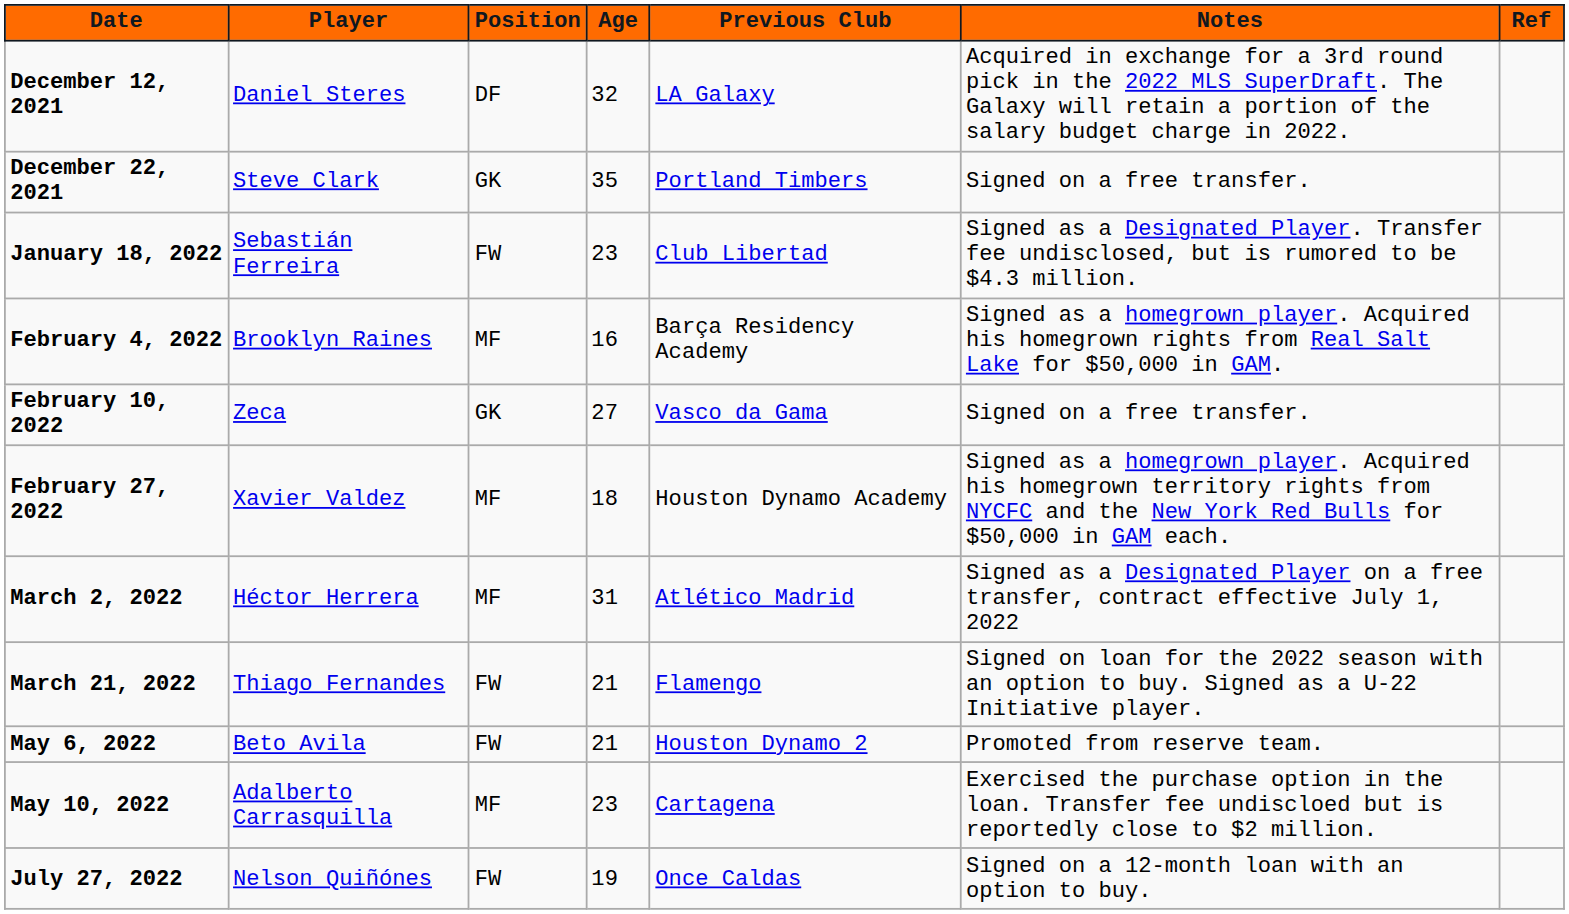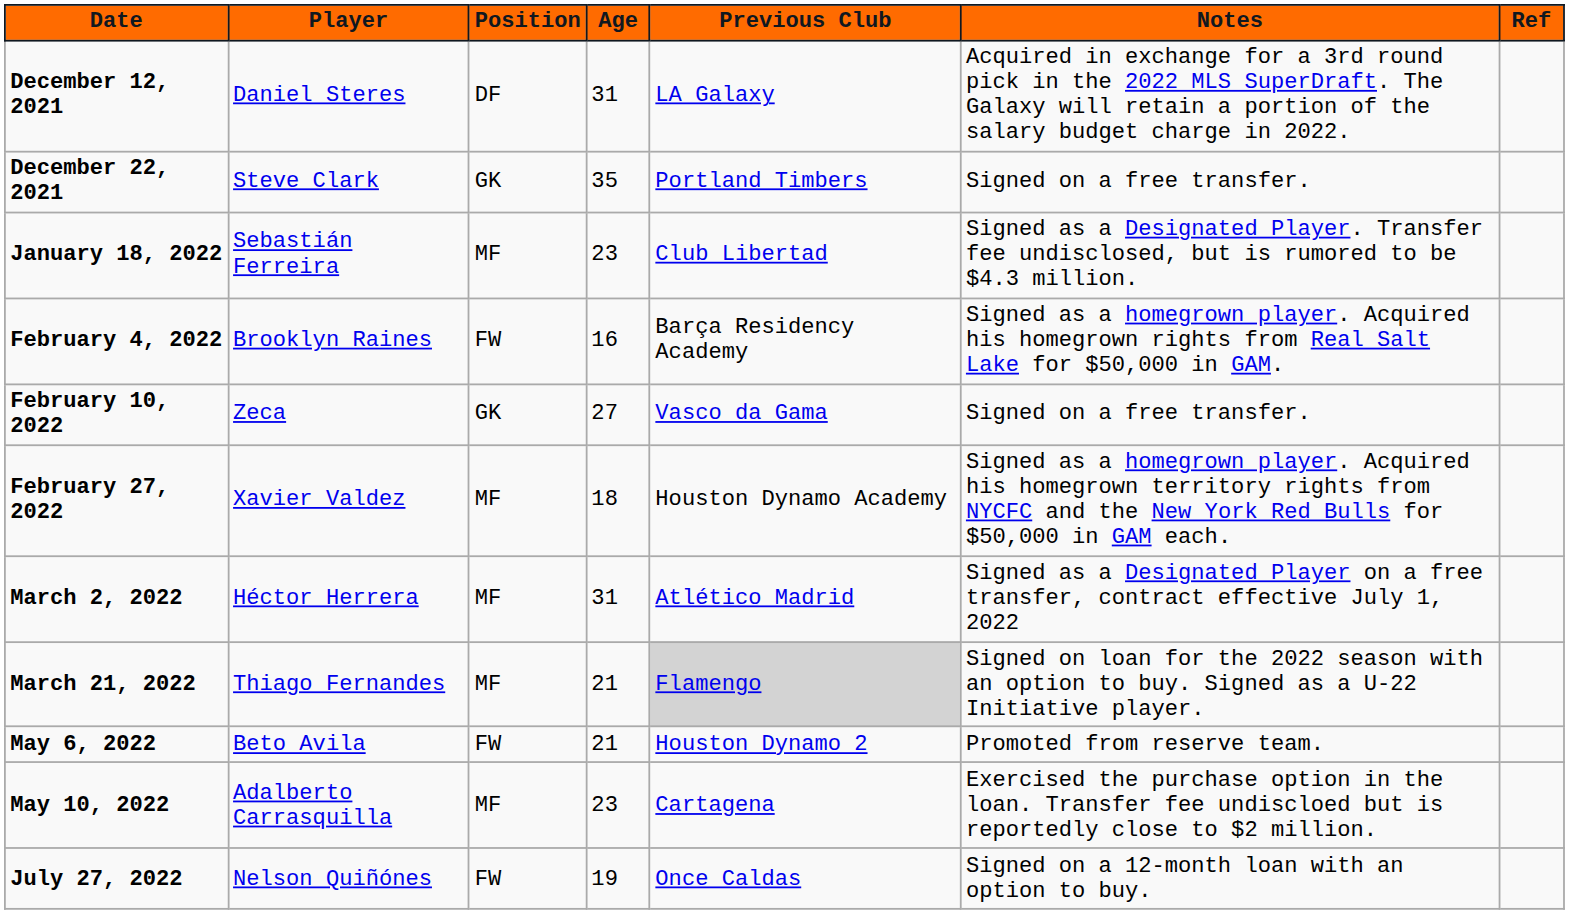(605, 96) 32 -> (605, 96) 31
(488, 255) FW -> (488, 255) MF
(488, 341) MF -> (488, 341) FW
(488, 684) FW -> (488, 684) MF
(708, 684) no background -> (708, 684) lightgrey background
